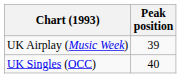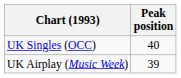rows swapped: (52, 63) <-> (68, 45)
